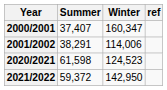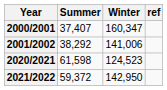(75, 45) 38,291 -> (75, 45) 38,292
(124, 45) 114,006 -> (124, 45) 141,006
